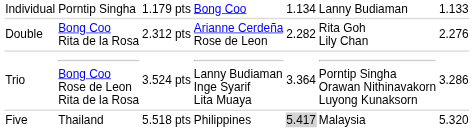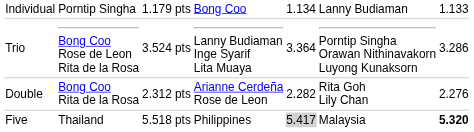rows swapped: (24, 34) <-> (15, 80)
(454, 120) normal -> (454, 120) bold
